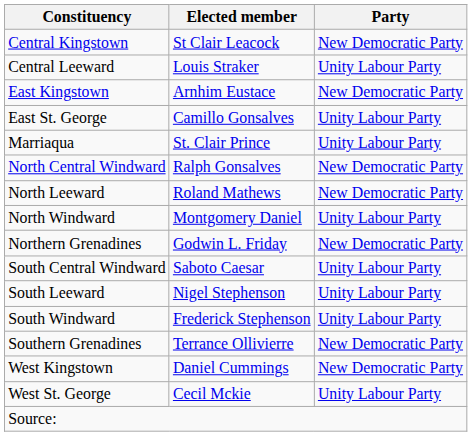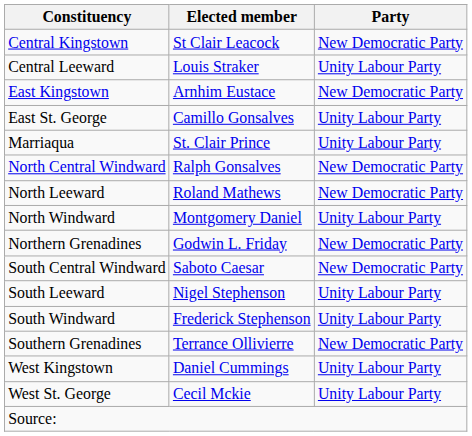(379, 268) Unity Labour Party -> (390, 268) New Democratic Party
(390, 368) New Democratic Party -> (379, 368) Unity Labour Party
